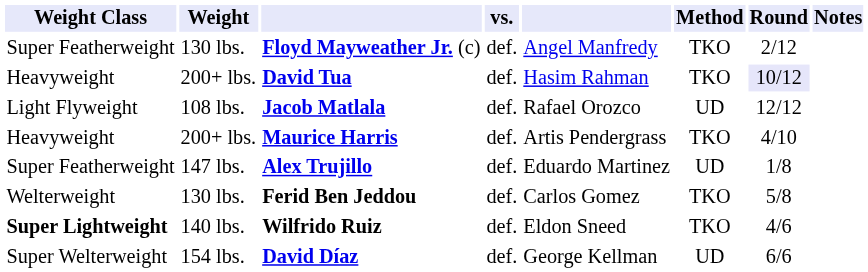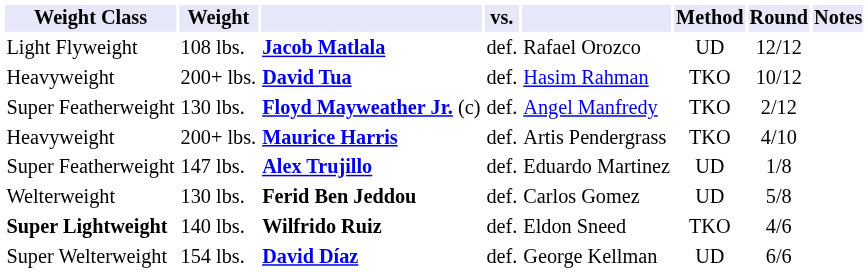rows swapped: (371, 47) <-> (324, 107)
(779, 77) lavender background -> (779, 77) no background
(710, 196) TKO -> (710, 196) UD
